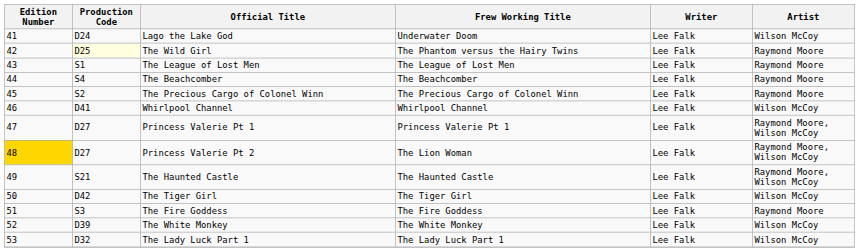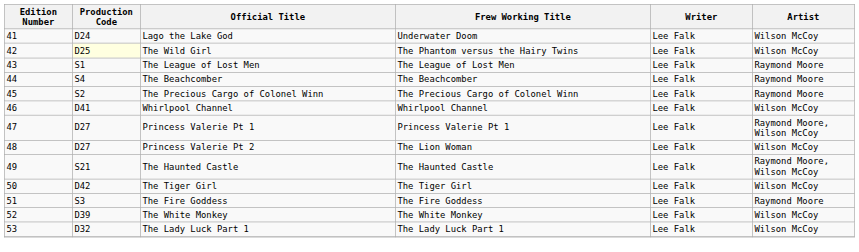(789, 51) Raymond Moore -> (786, 51) Wilson McCoy
(12, 152) gold background -> (12, 147) no background
(792, 152) Raymond Moore, Wilson McCoy -> (786, 147) Wilson McCoy
